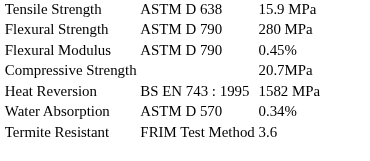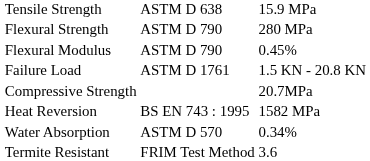+ row: (43, 70)
